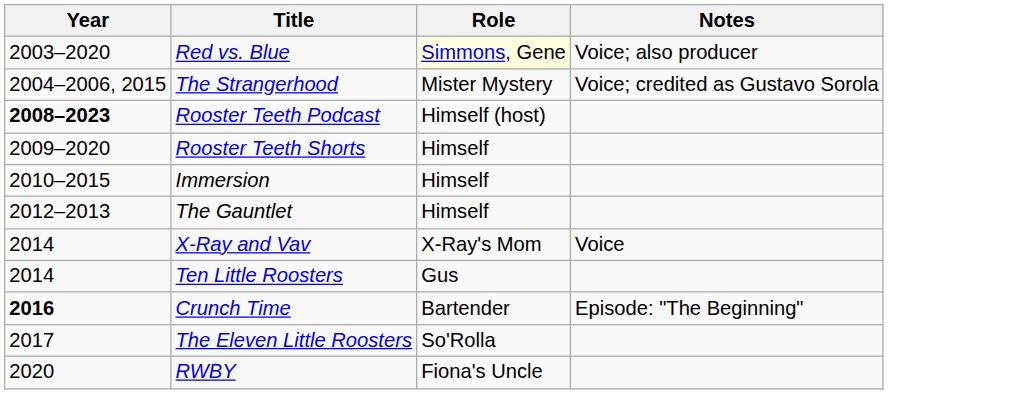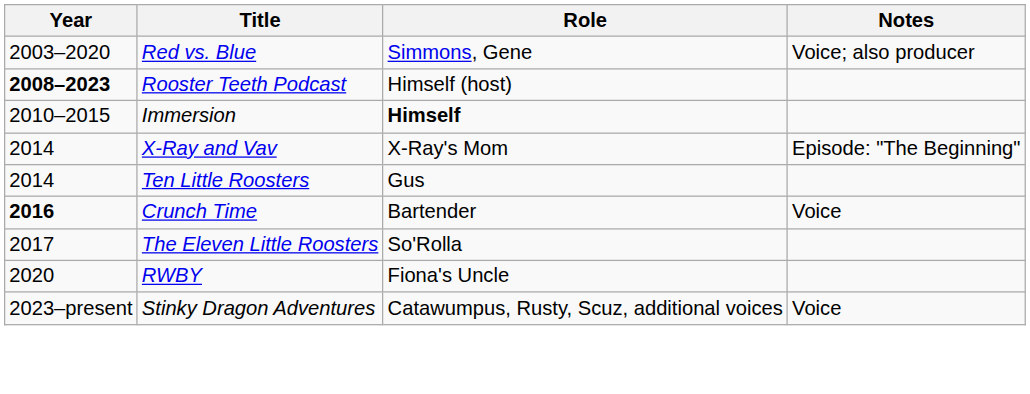(494, 52) lightyellow background -> (460, 52) no background
- row: (257, 84)
- row: (270, 148)
(455, 180) normal -> (424, 116) bold
- row: (234, 212)
(600, 244) Voice -> (906, 148) Episode: "The Beginning"
(689, 308) Episode: "The Beginning" -> (817, 212) Voice
+ row: (259, 308)
